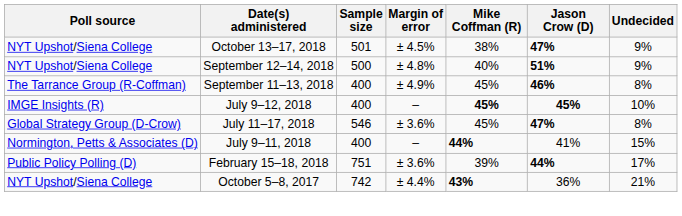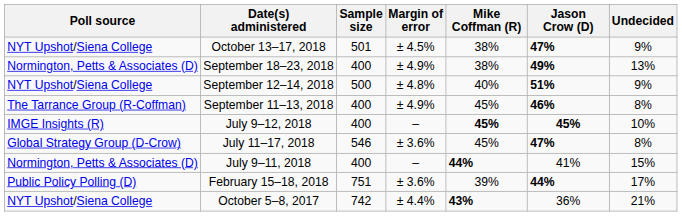+ row: (269, 66)
